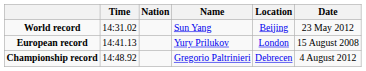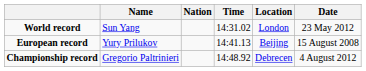columns swapped: (212, 12) <-> (119, 12)
(274, 27) Beijing -> (274, 27) London
(274, 43) London -> (274, 43) Beijing
